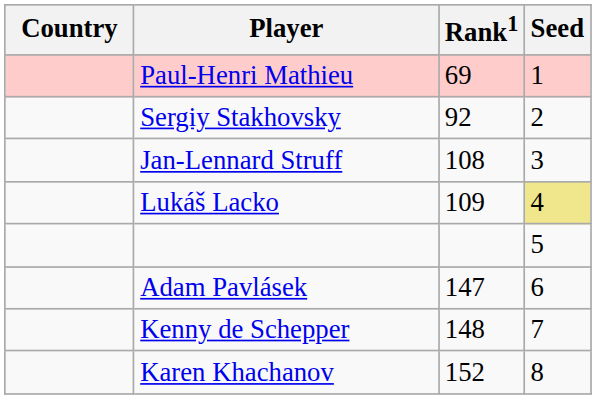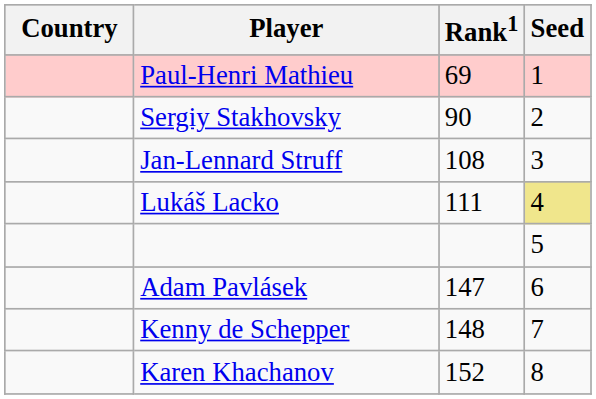(458, 117) 92 -> (458, 117) 90
(465, 202) 109 -> (464, 202) 111
